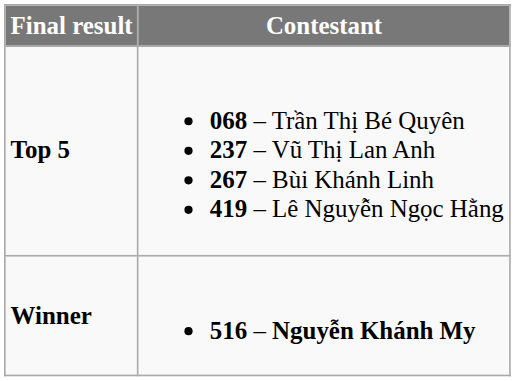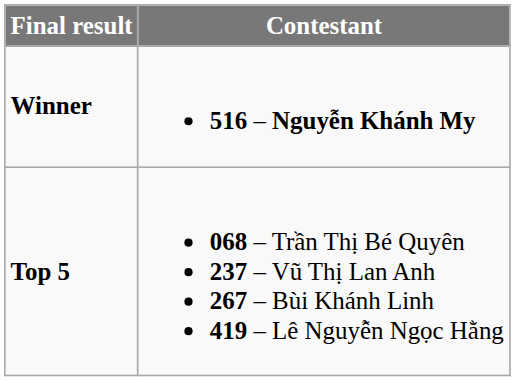rows swapped: (51, 315) <-> (40, 150)
